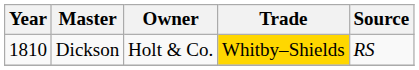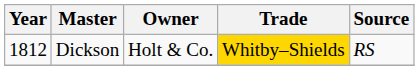(28, 49) 1810 -> (28, 49) 1812
